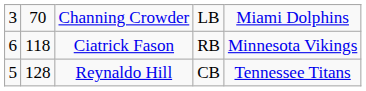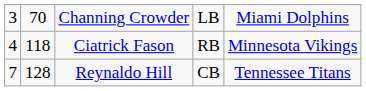(13, 45) 6 -> (13, 45) 4
(13, 72) 5 -> (13, 72) 7
